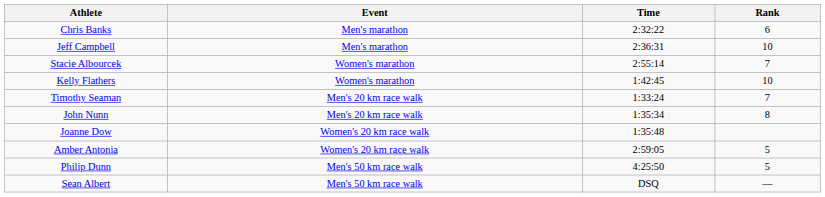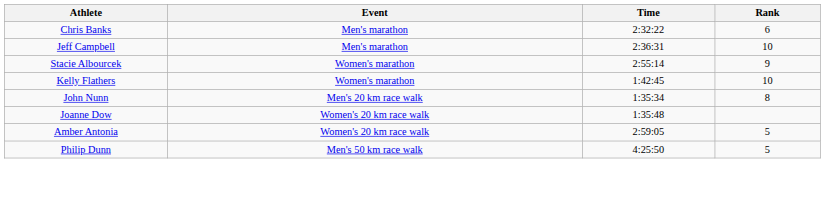(767, 64) 7 -> (767, 64) 9
- row: (86, 98)
- row: (86, 183)
